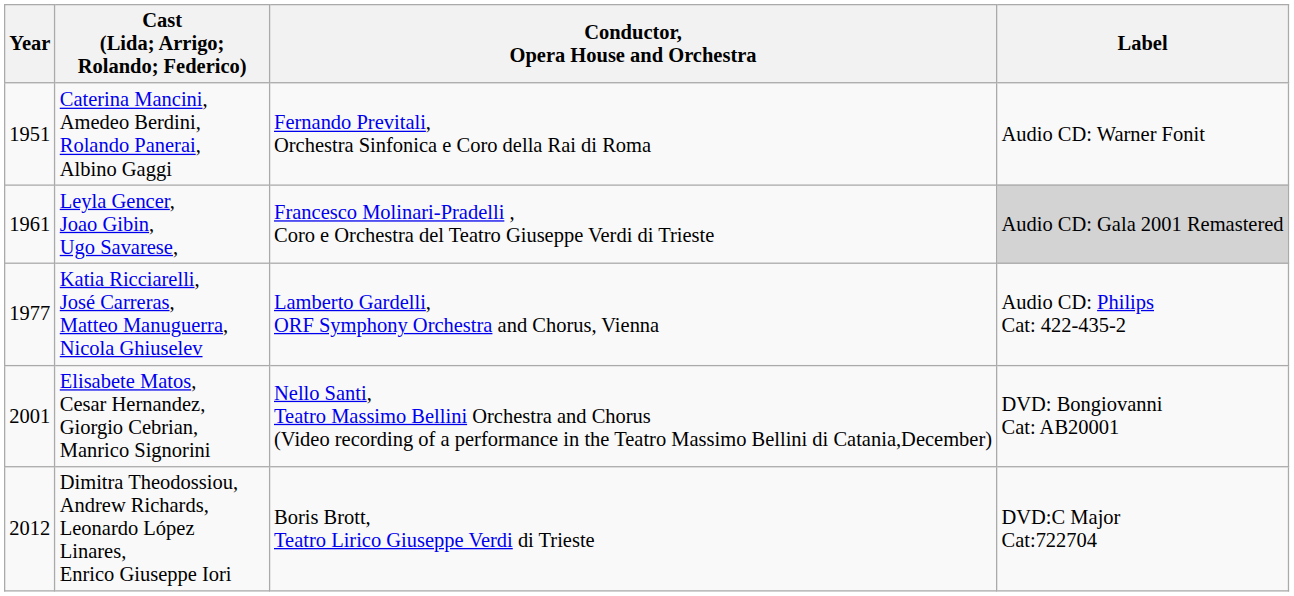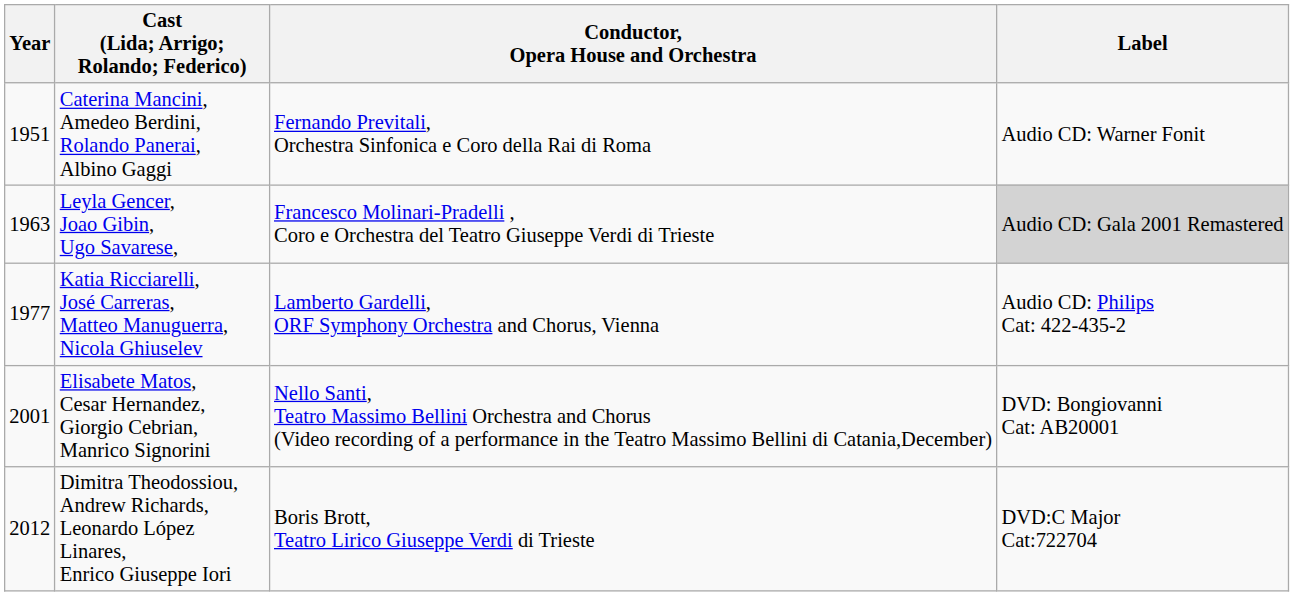(30, 223) 1961 -> (30, 223) 1963
